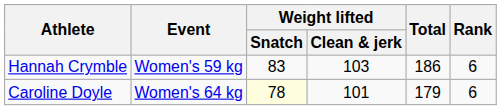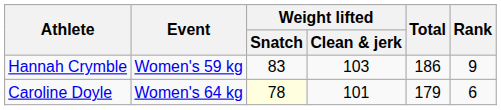(473, 68) 6 -> (473, 68) 9
